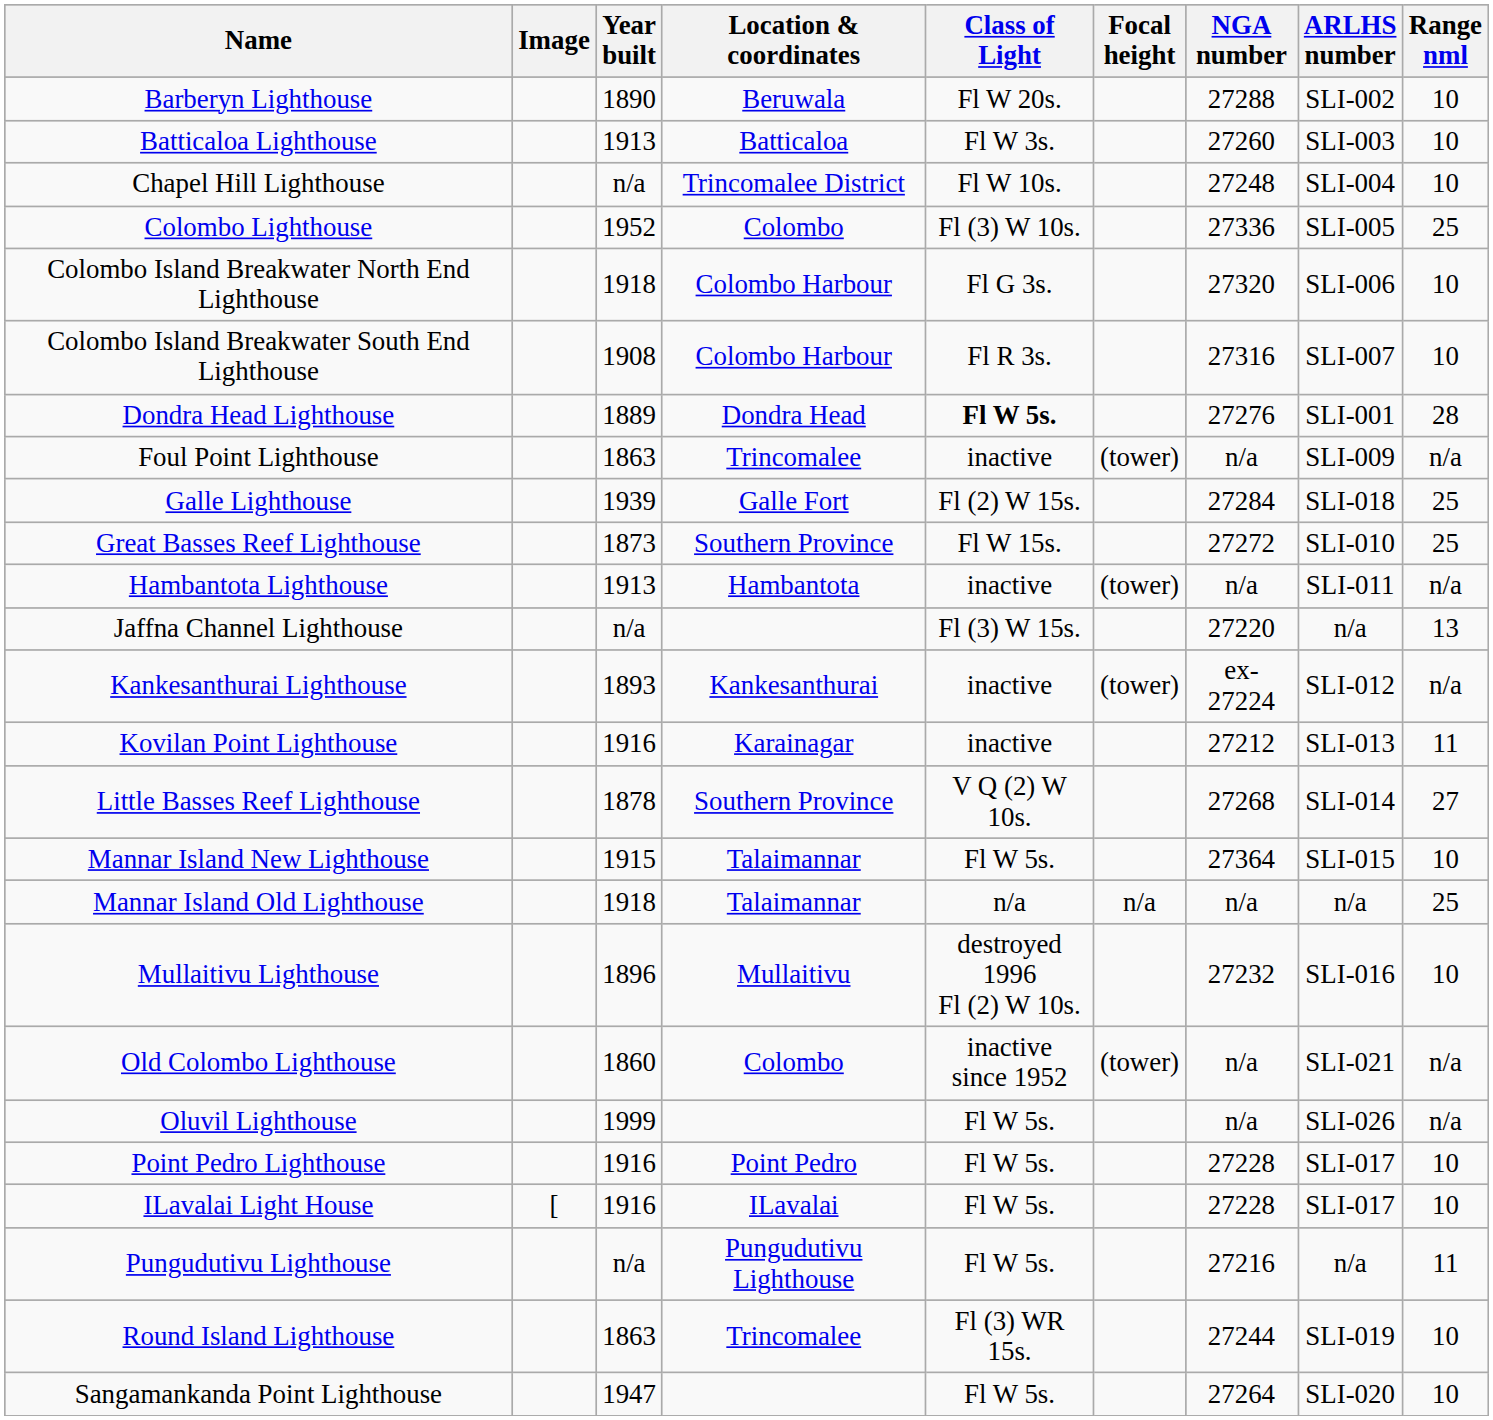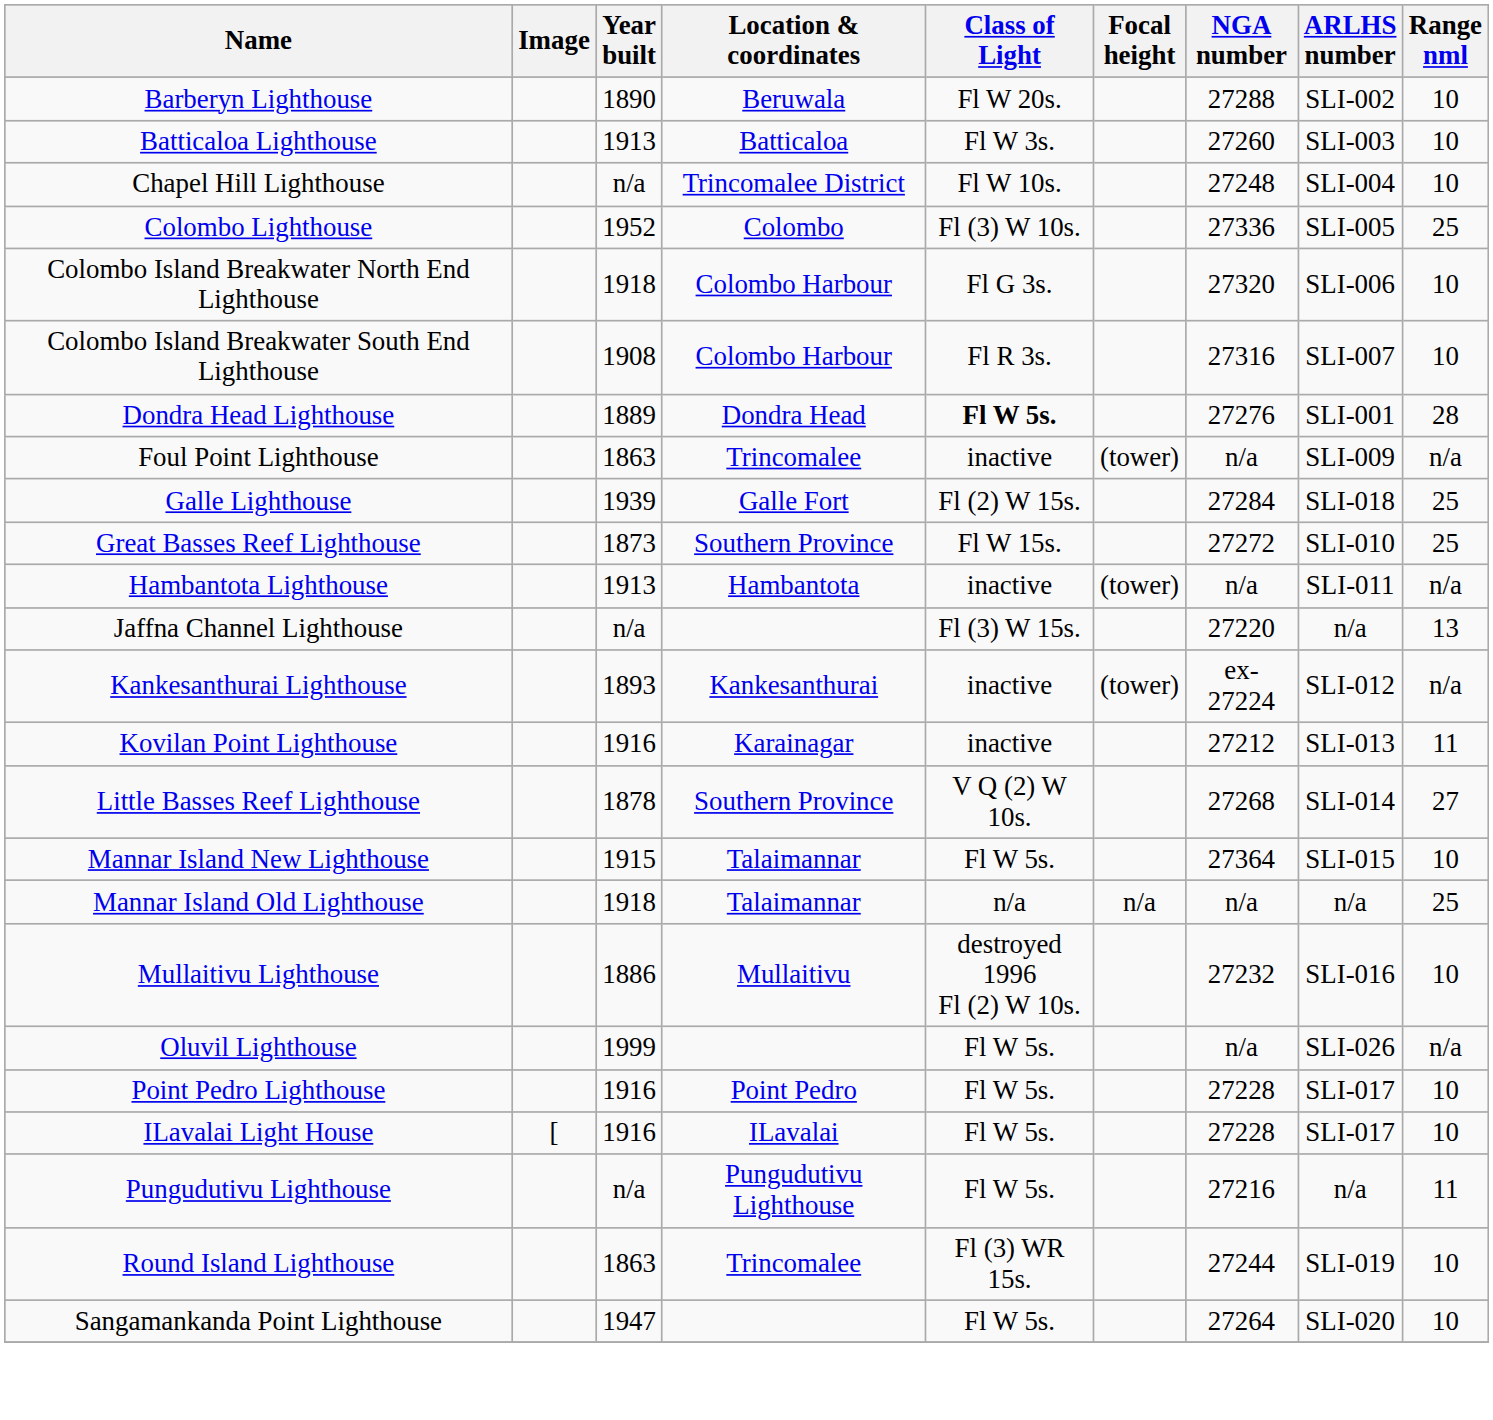(629, 974) 1896 -> (629, 974) 1886
- row: (258, 1062)
